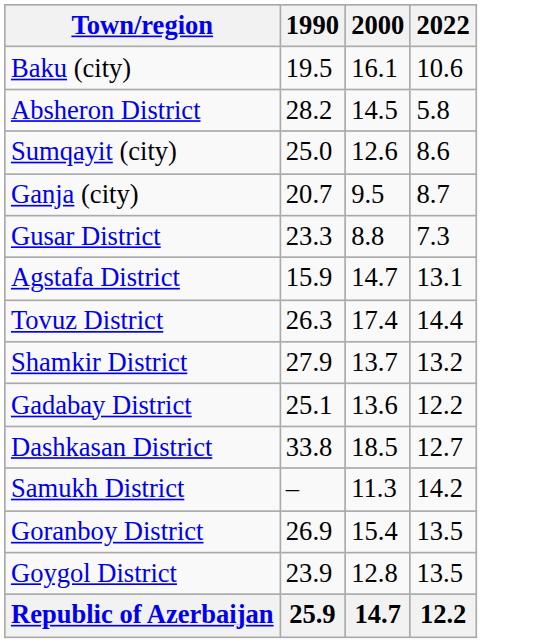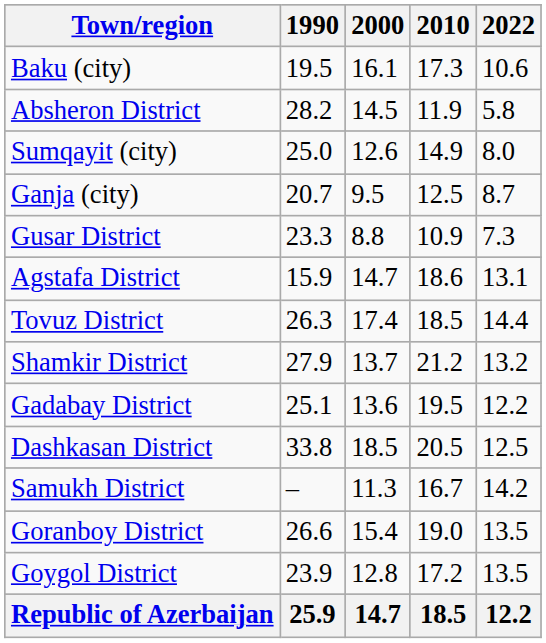+ column: (443, 25)
(433, 151) 8.6 -> (499, 151) 8.0
(440, 446) 12.7 -> (505, 446) 12.5
(309, 531) 26.9 -> (309, 531) 26.6
